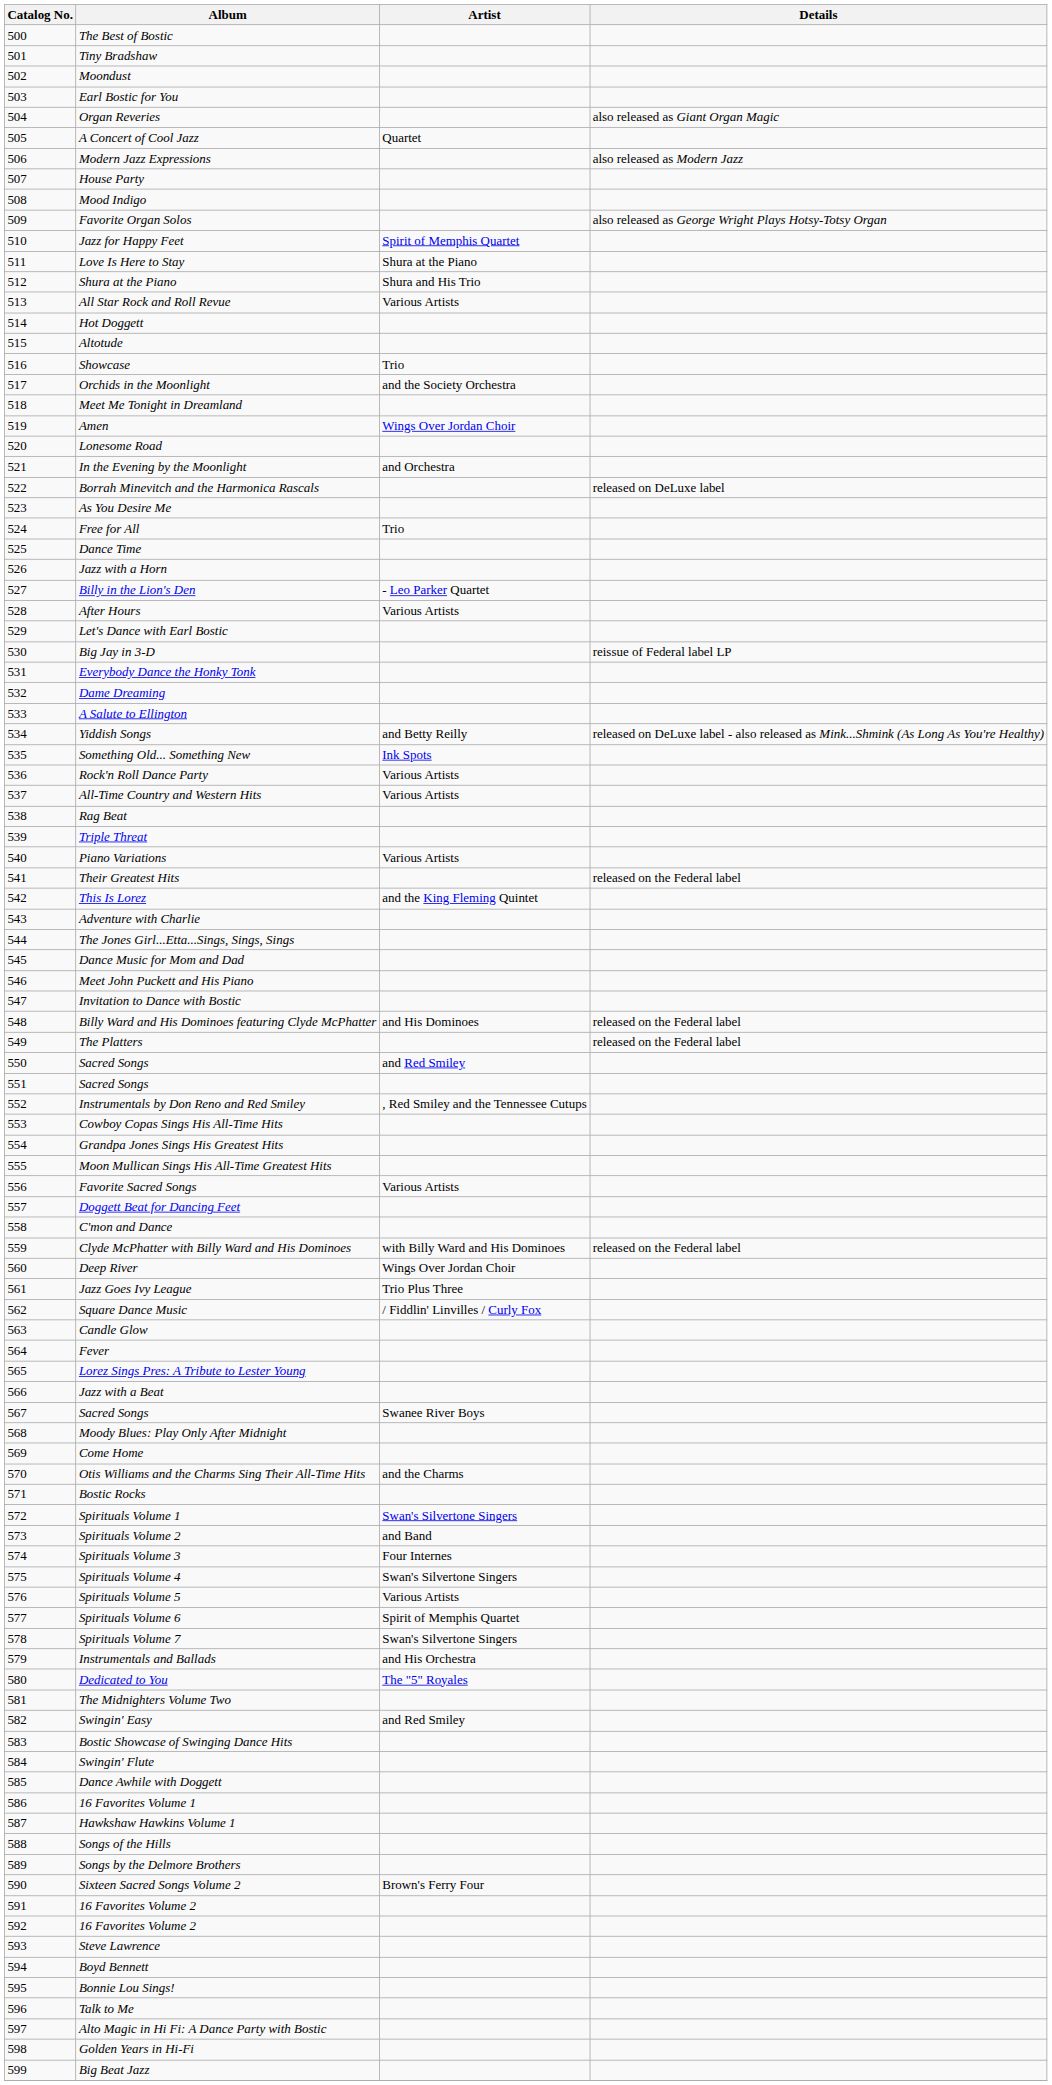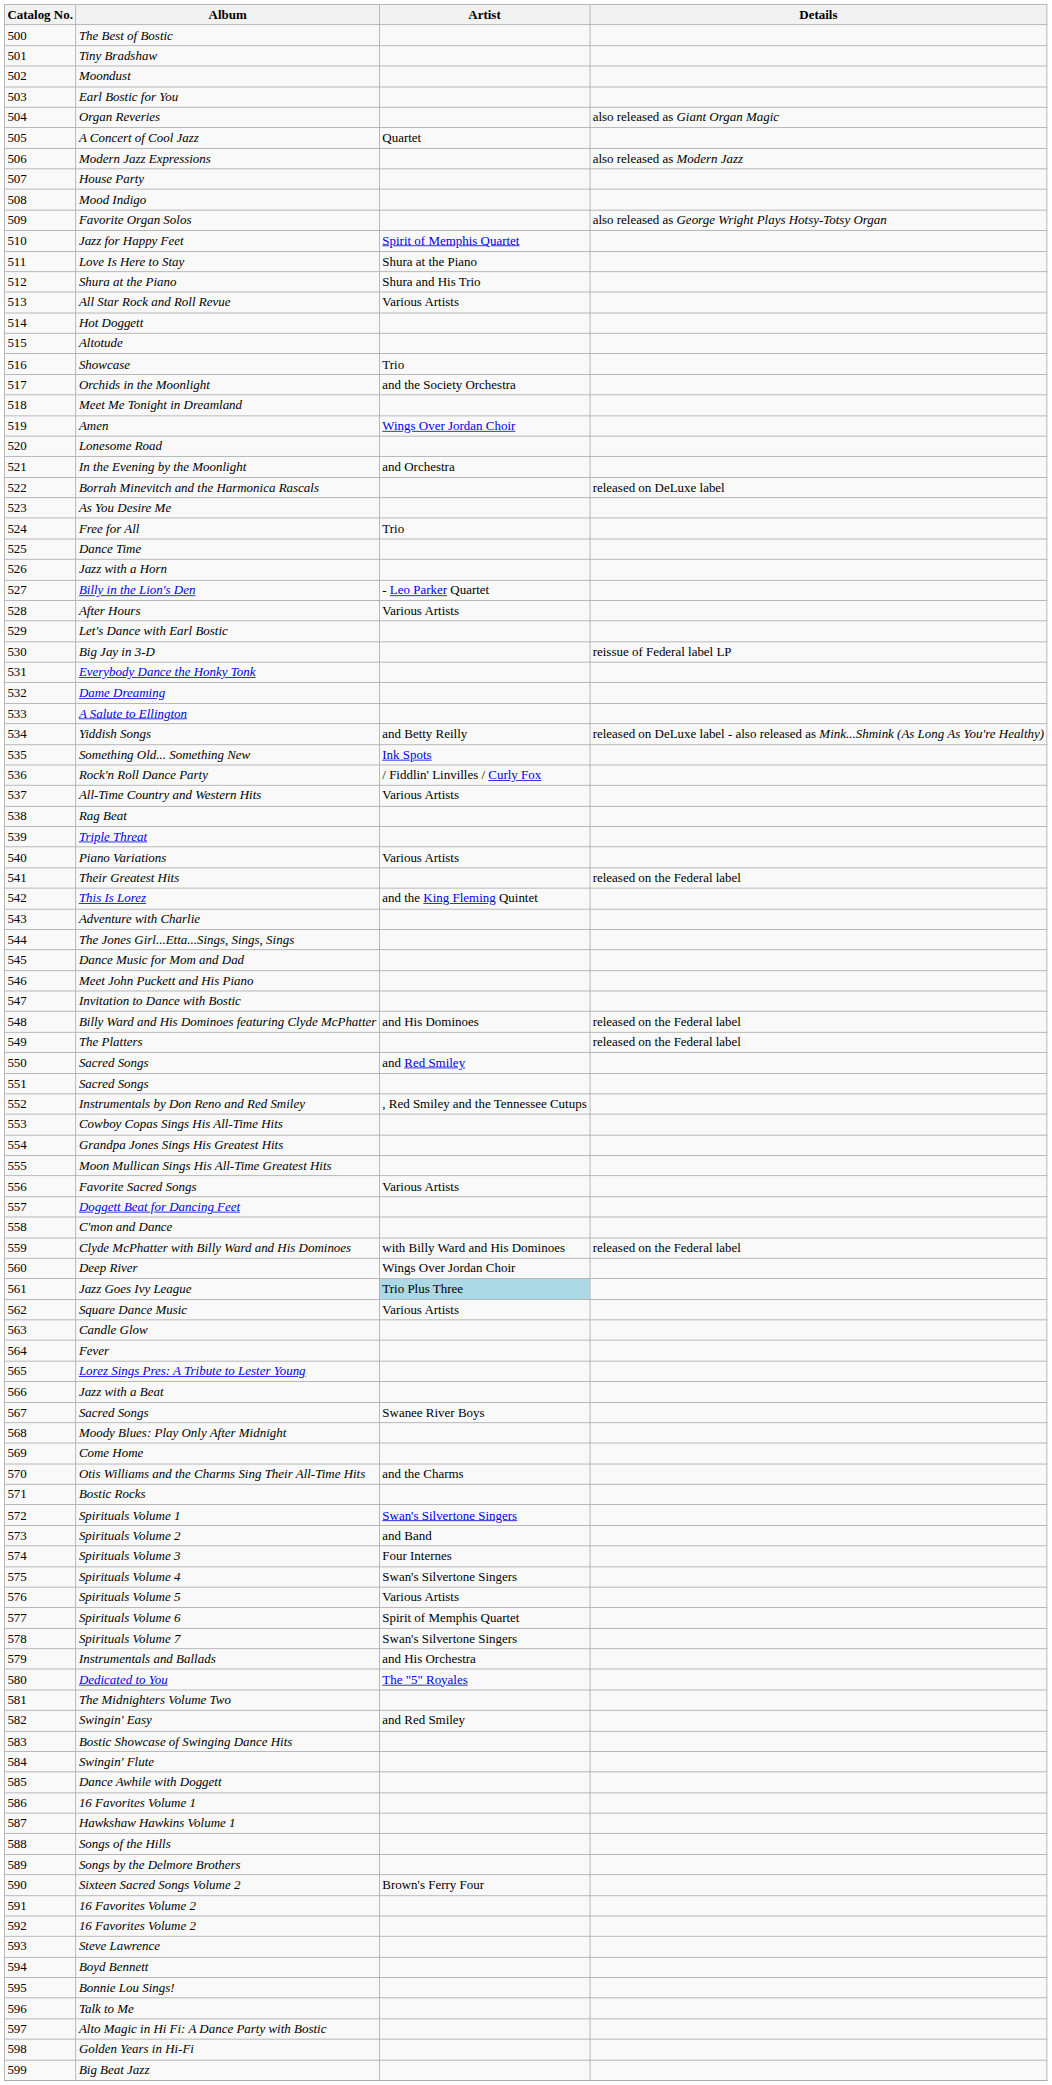(421, 775) Various Artists -> (462, 775) / Fiddlin' Linvilles / Curly Fox
(423, 1289) no background -> (423, 1289) lightblue background
(462, 1309) / Fiddlin' Linvilles / Curly Fox -> (421, 1309) Various Artists
